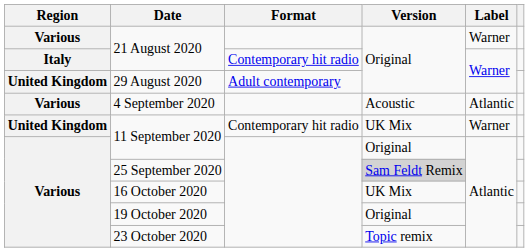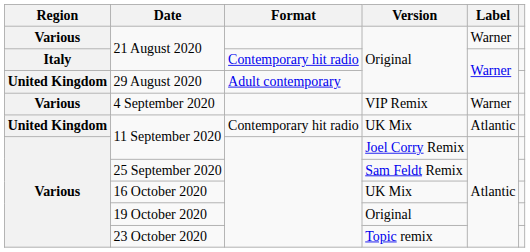(390, 103) Acoustic -> (396, 103) VIP Remix
(491, 103) Atlantic -> (491, 103) Warner
(489, 125) Warner -> (493, 125) Atlantic
(388, 147) Original -> (415, 147) Joel Corry Remix
(414, 170) lightgrey background -> (414, 170) no background
